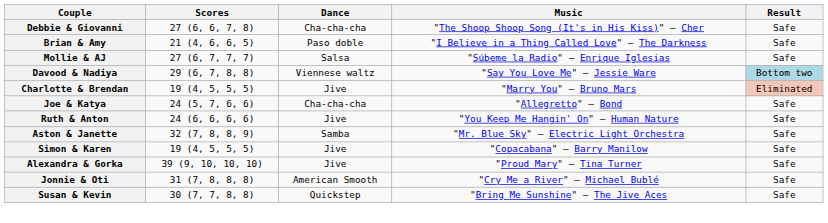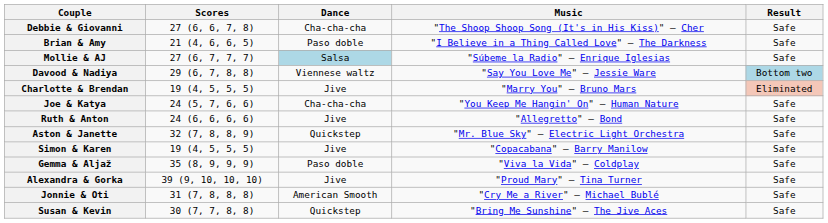(335, 58) no background -> (335, 58) lightblue background
(569, 104) "Allegretto" — Bond -> (569, 104) "You Keep Me Hangin' On" — Human Nature
(569, 119) "You Keep Me Hangin' On" — Human Nature -> (569, 119) "Allegretto" — Bond
(335, 134) Samba -> (335, 134) Quickstep
+ row: (75, 165)
